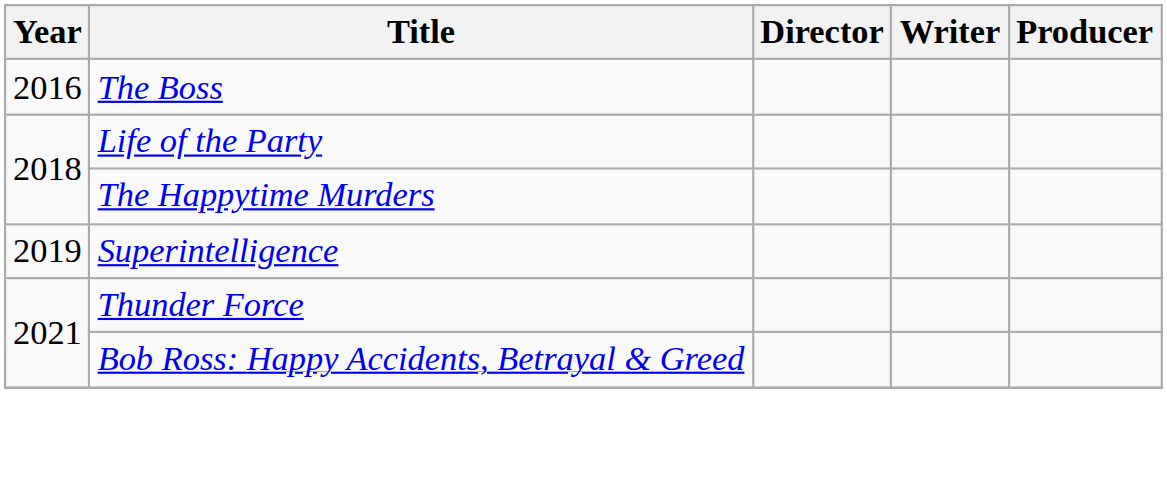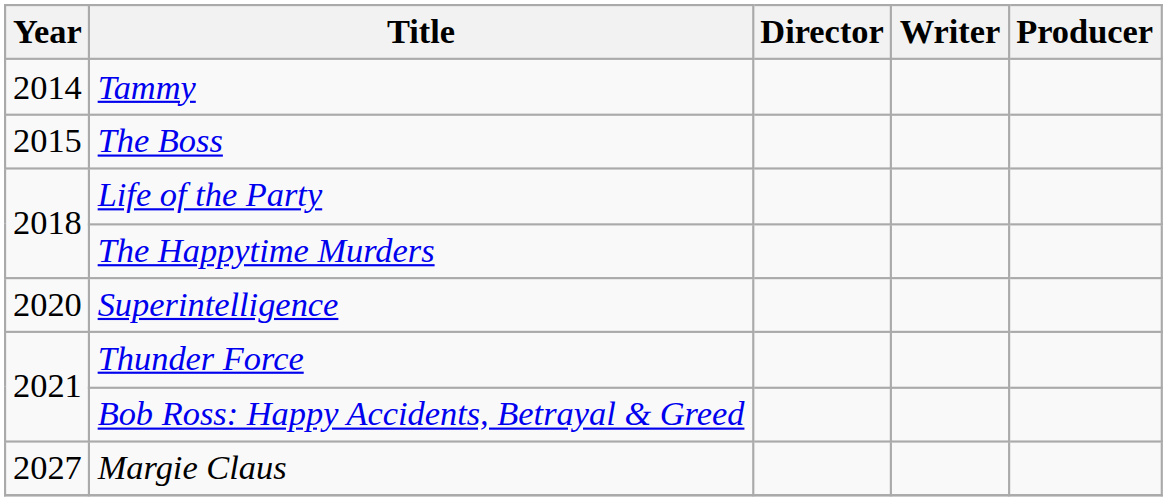+ row: (147, 86)
(47, 86) 2016 -> (47, 140) 2015
(47, 250) 2019 -> (47, 304) 2020
+ row: (192, 468)
